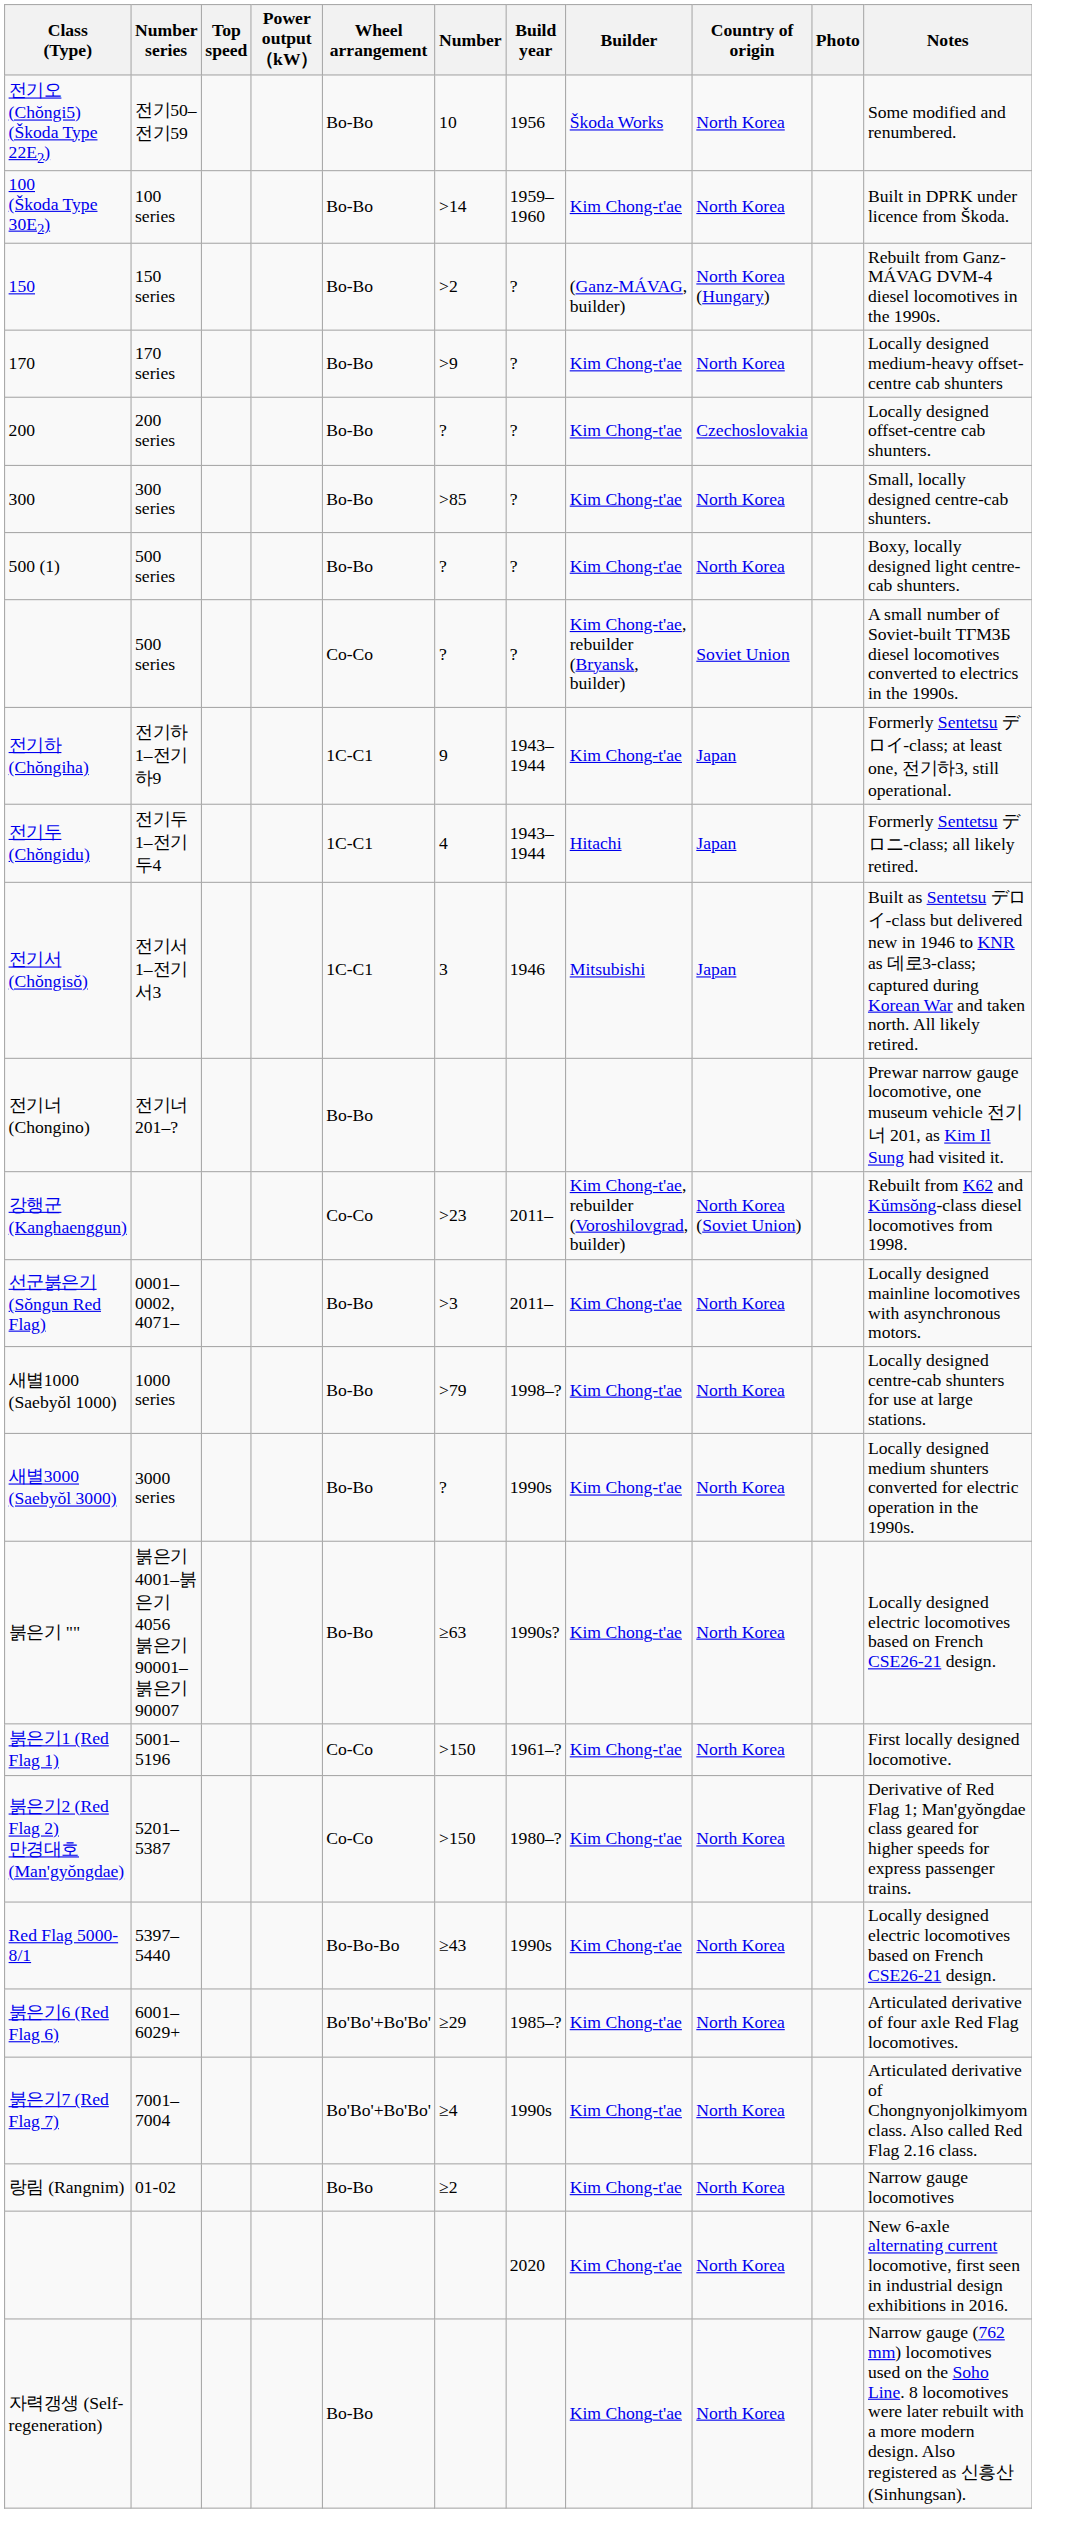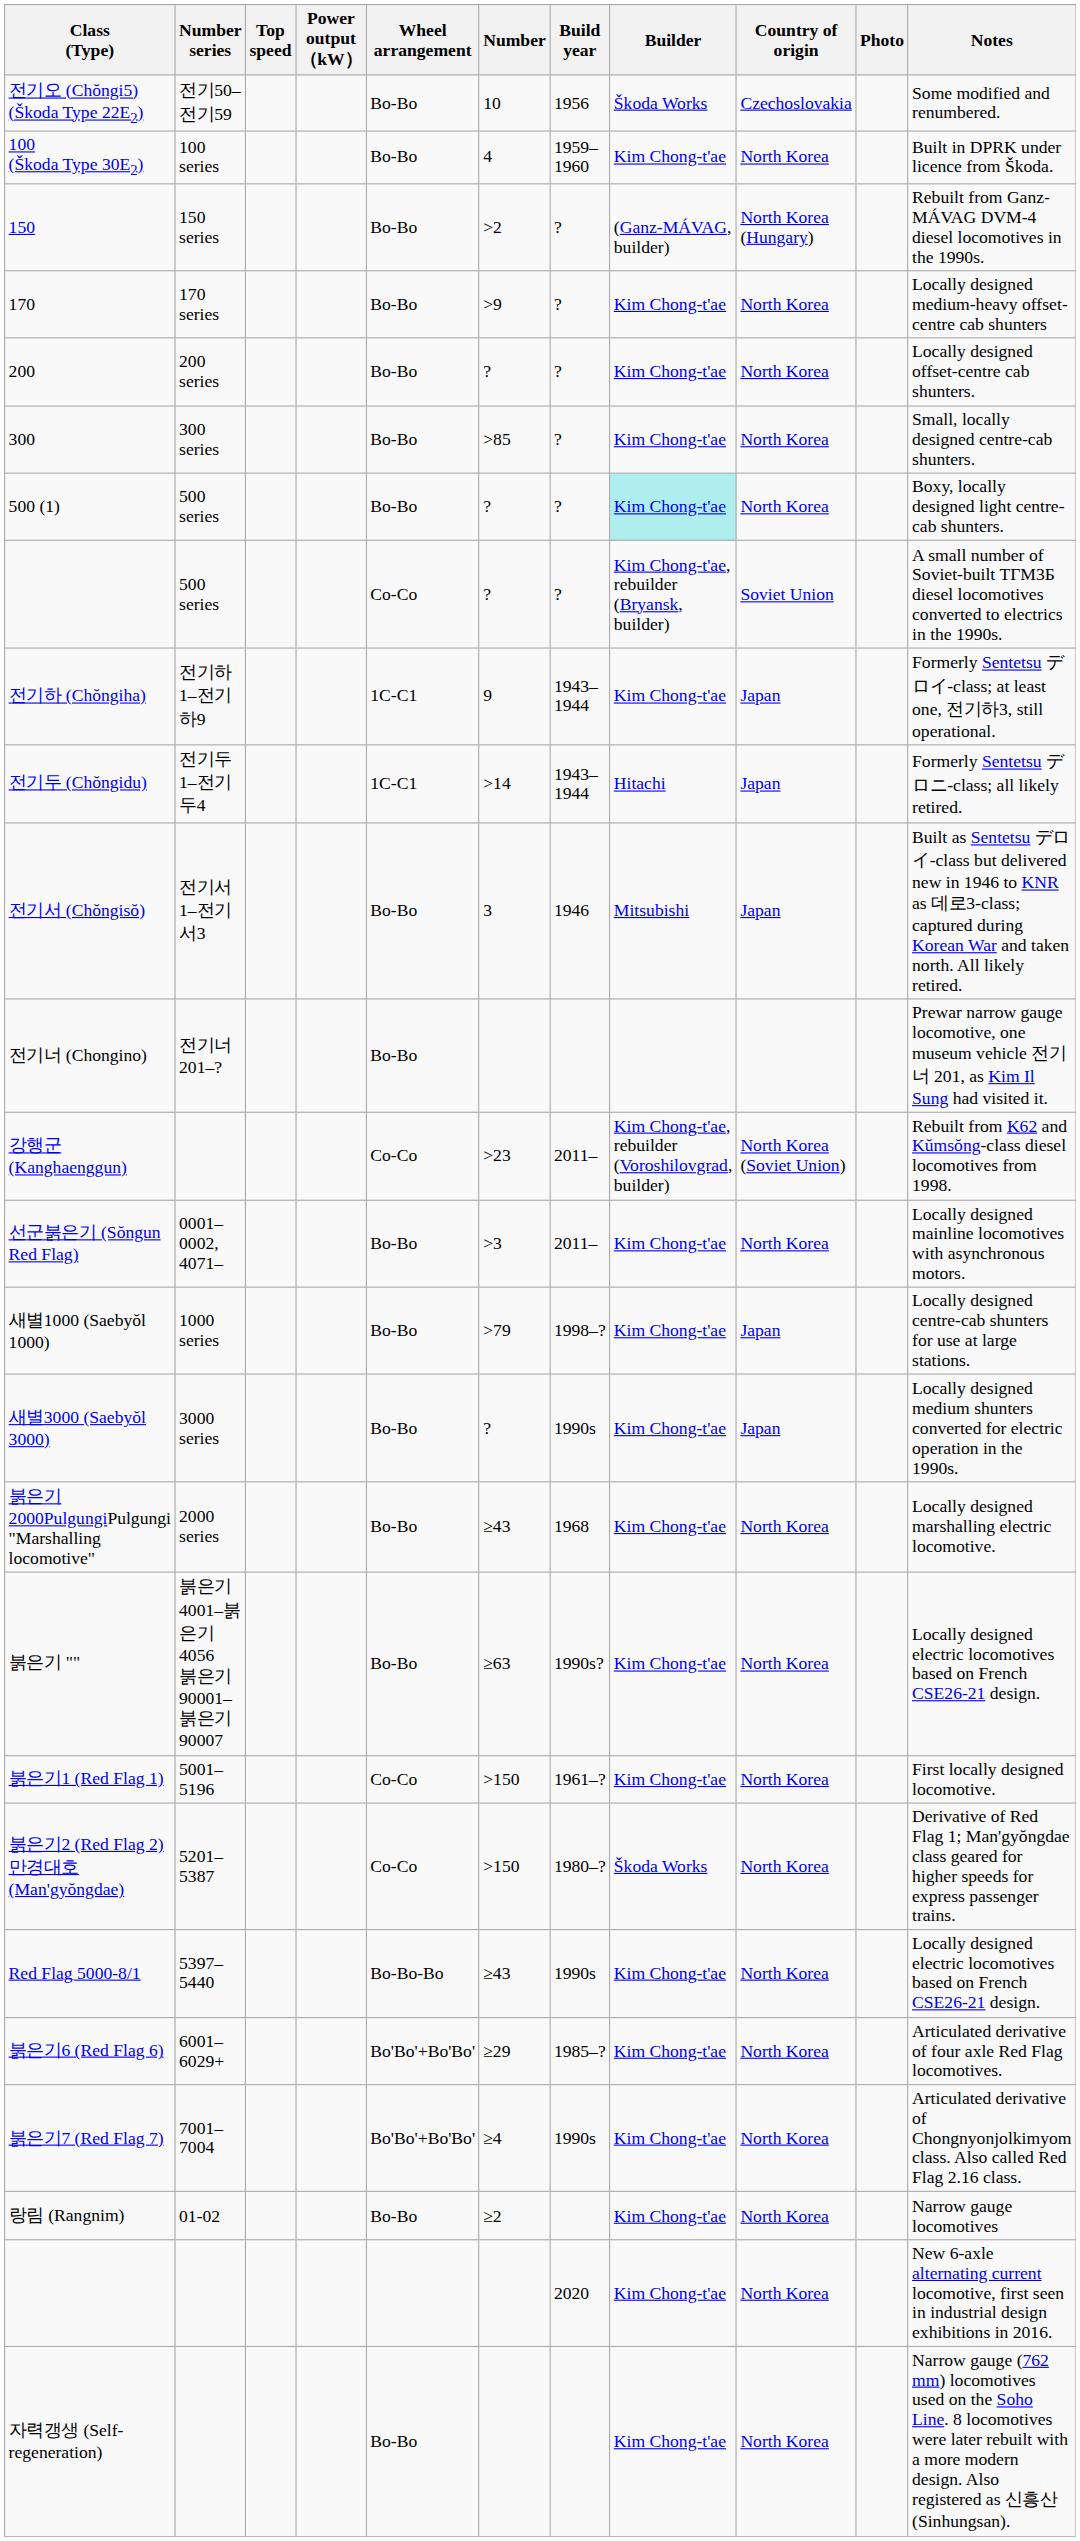(741, 122) North Korea -> (796, 103) Czechoslovakia
(453, 206) >14 -> (488, 157) 4
(752, 431) Czechoslovakia -> (785, 371) North Korea
(626, 566) no background -> (670, 506) paleturquoise background
(444, 843) 4 -> (497, 783) >14
(350, 969) 1C-C1 -> (394, 910) Bo-Bo
(741, 1390) North Korea -> (760, 1330) Japan
(741, 1487) North Korea -> (760, 1427) Japan
+ row: (90, 1527)
(626, 1838) Kim Chong-t'ae -> (661, 1866) Škoda Works
